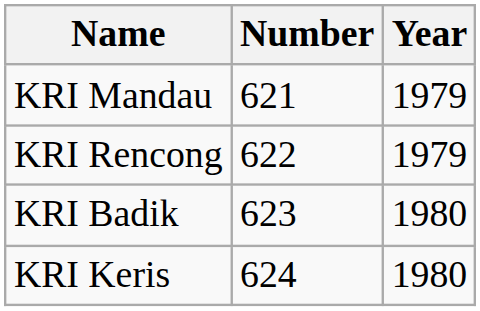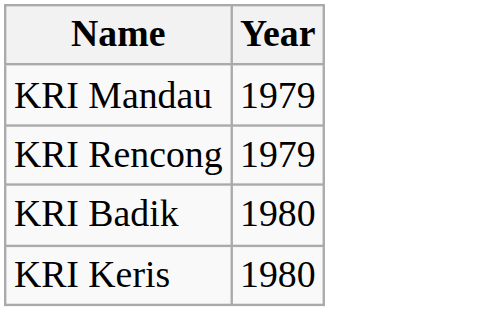- column: (307, 34)
